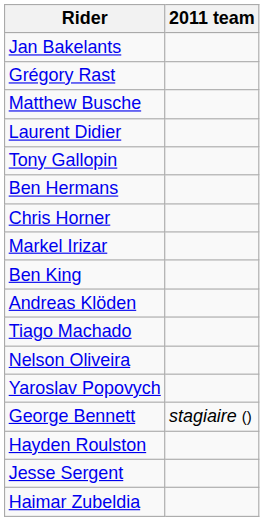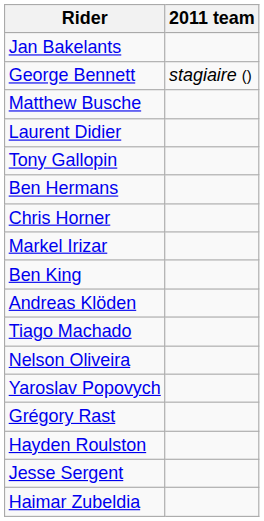rows swapped: (72, 416) <-> (62, 75)
